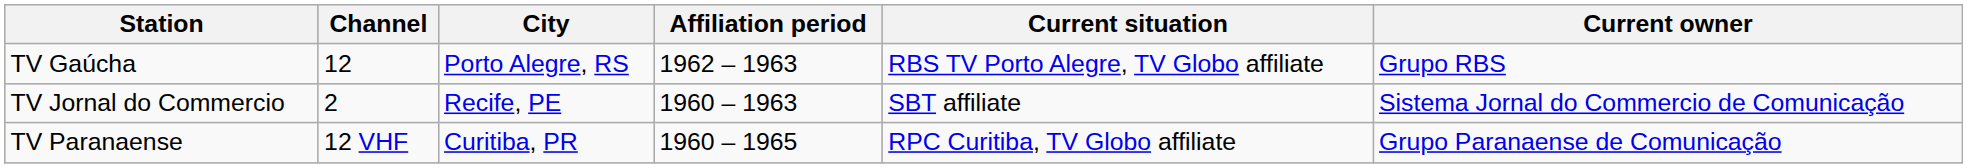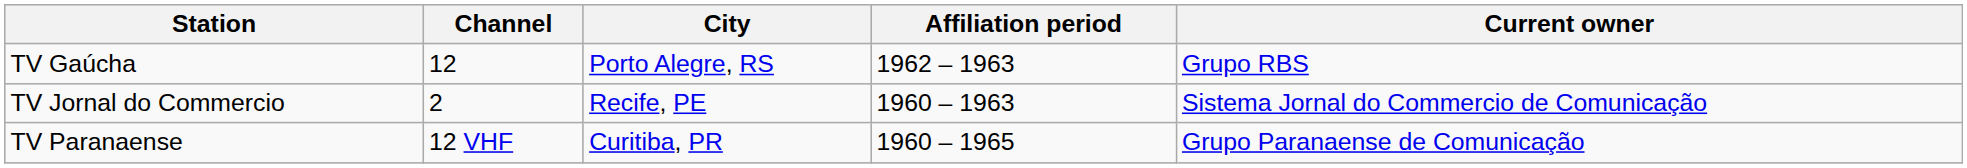- column: (1128, 24)
